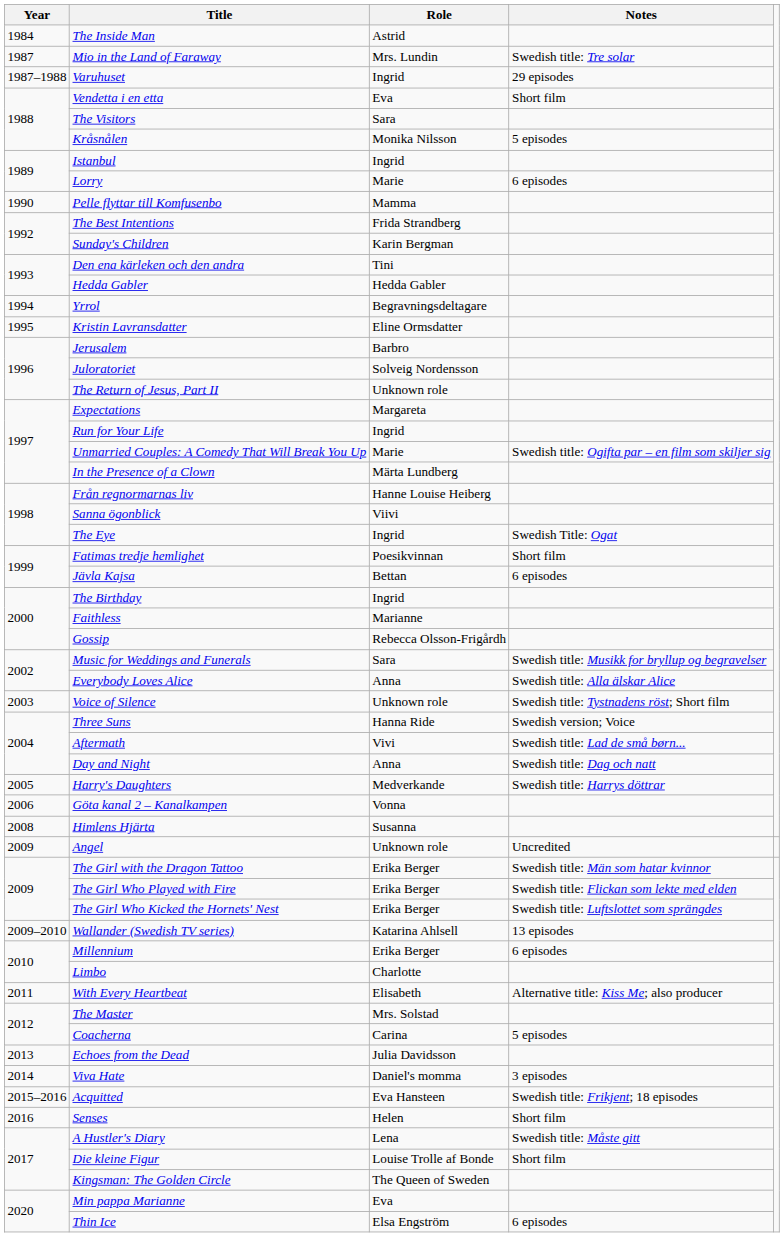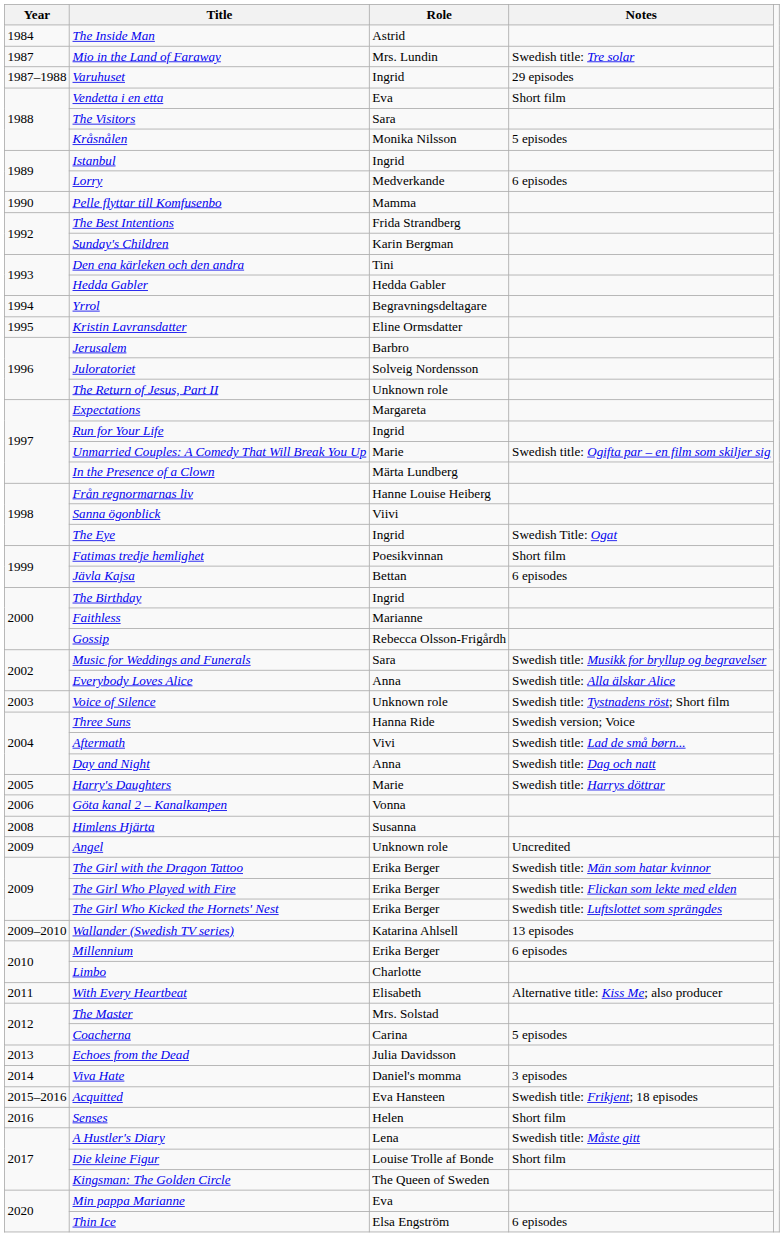(388, 181) Marie -> (408, 181) Medverkande
(408, 784) Medverkande -> (388, 784) Marie
